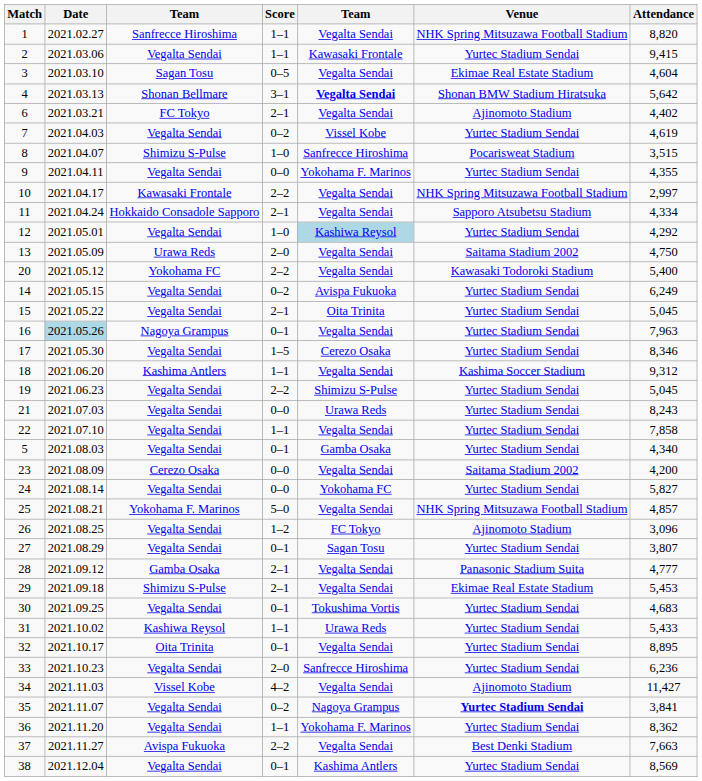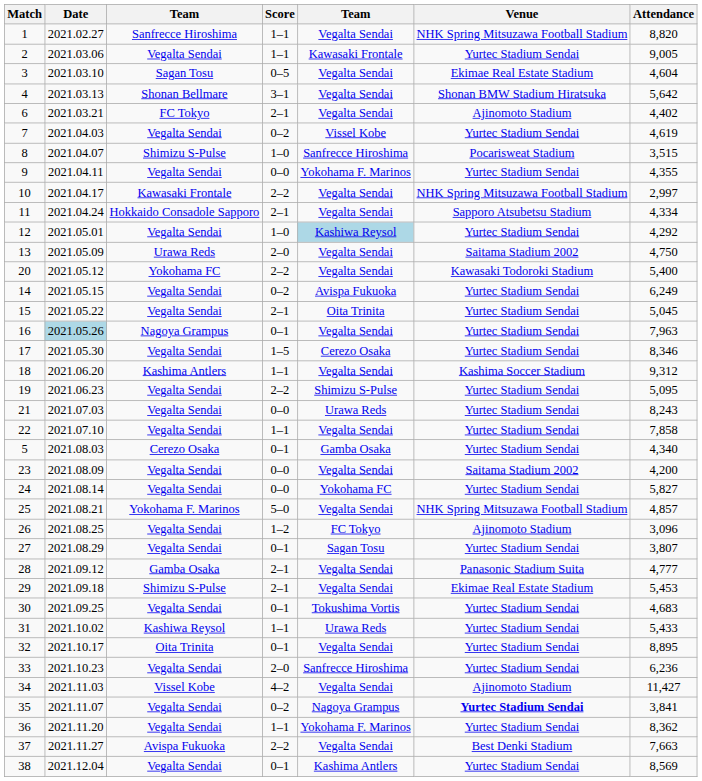(664, 53) 9,415 -> (664, 53) 9,005
(356, 93) bold -> (356, 93) normal
(664, 390) 5,045 -> (664, 390) 5,095
(184, 449) Vegalta Sendai -> (184, 449) Cerezo Osaka
(184, 469) Cerezo Osaka -> (184, 469) Vegalta Sendai
